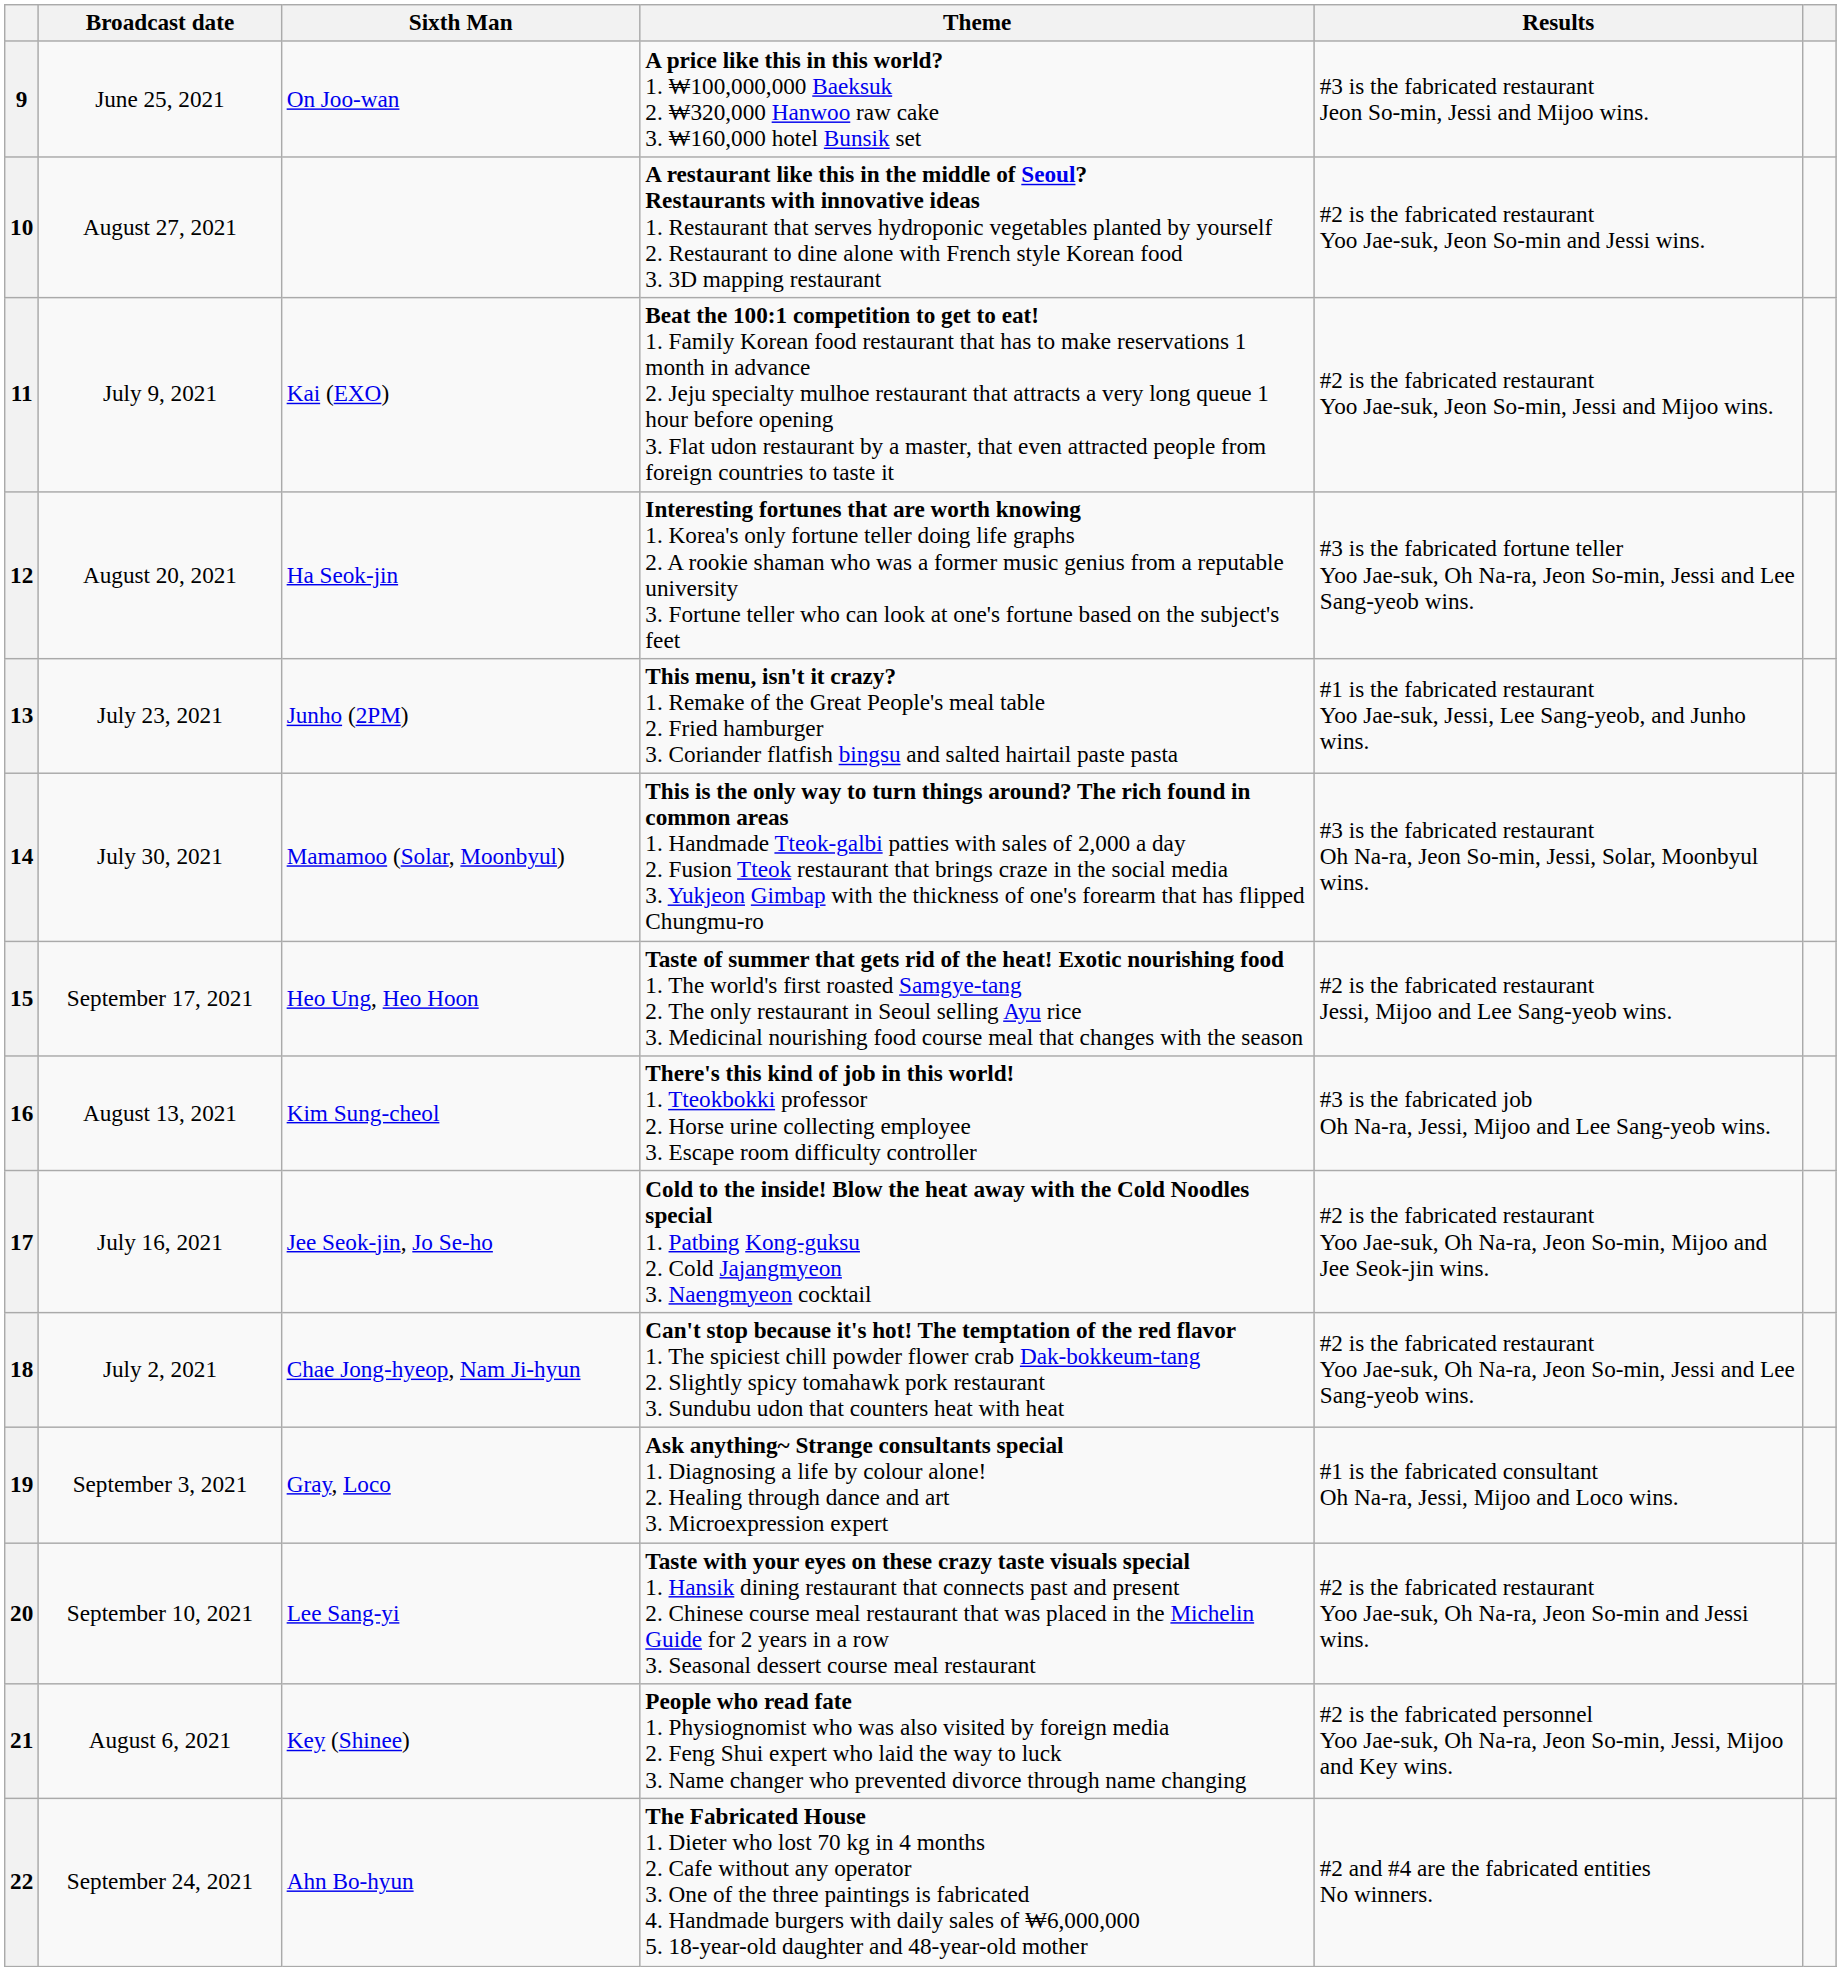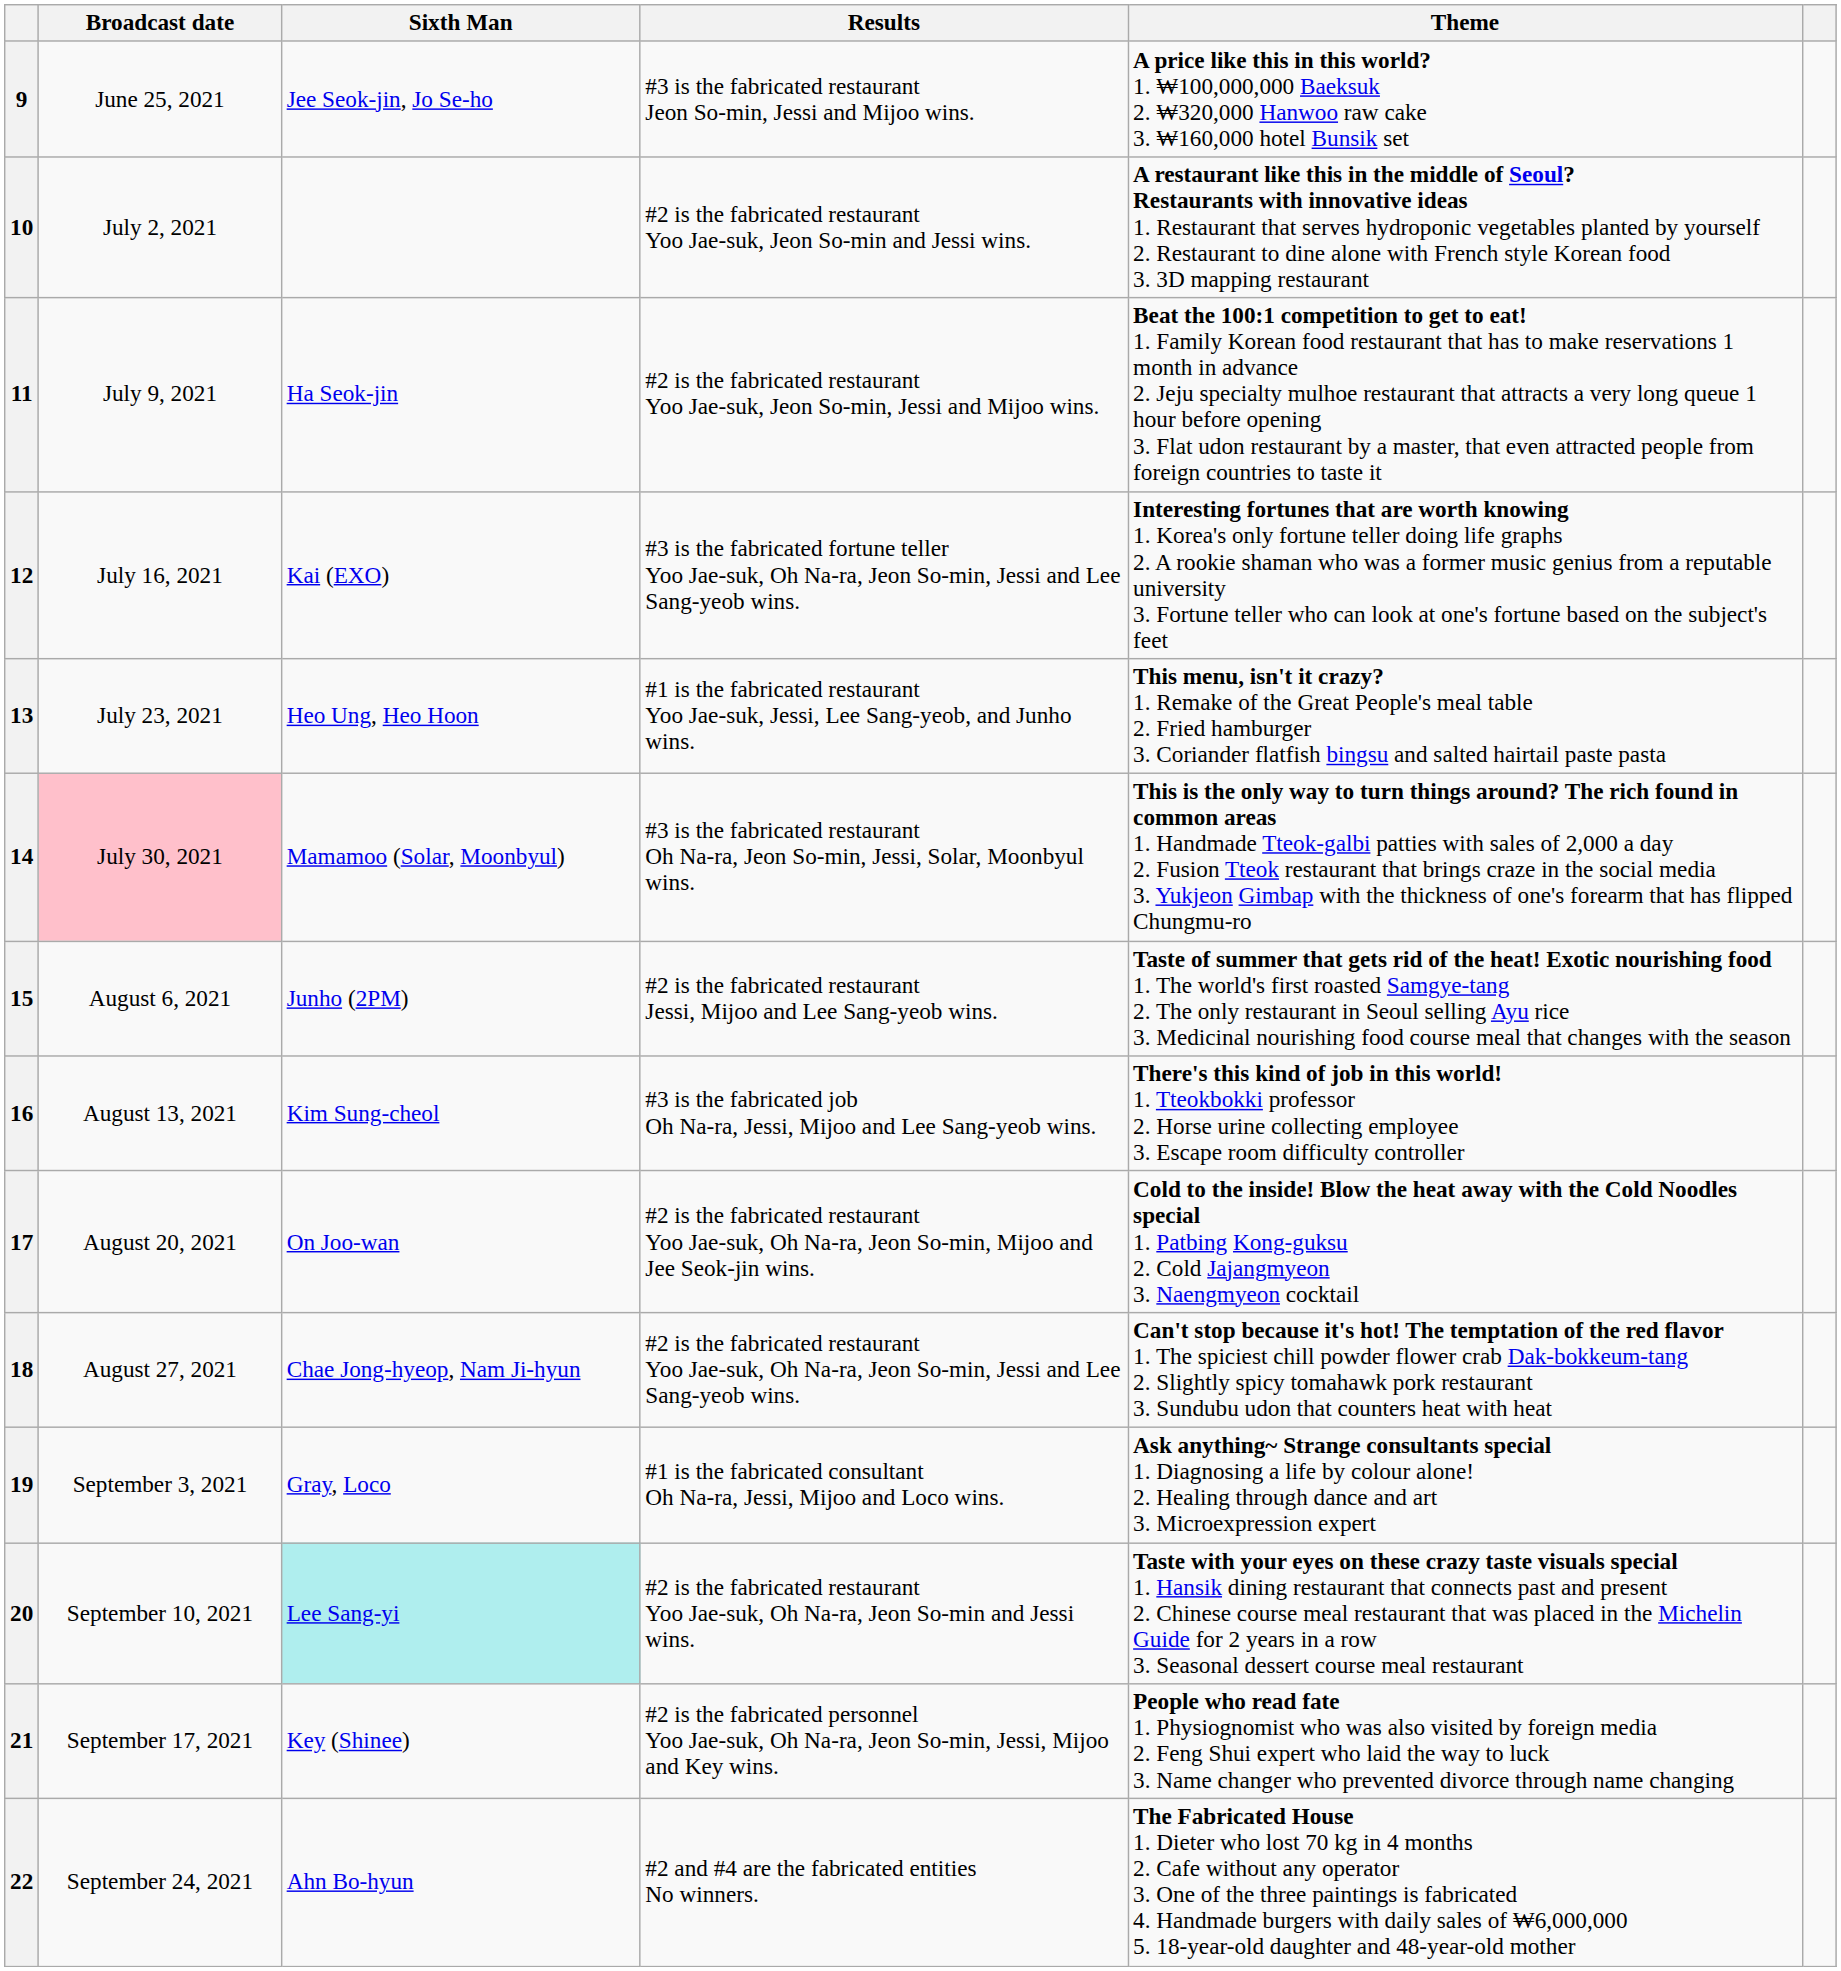columns swapped: (977, 22) <-> (1558, 22)
(343, 98) On Joo-wan -> (390, 98) Jee Seok-jin, Jo Se-ho
(160, 226) August 27, 2021 -> (160, 226) July 2, 2021
(338, 394) Kai (EXO) -> (342, 394) Ha Seok-jin
(160, 574) August 20, 2021 -> (160, 574) July 16, 2021
(342, 574) Ha Seok-jin -> (338, 574) Kai (EXO)
(348, 715) Junho (2PM) -> (383, 715) Heo Ung, Heo Hoon
(160, 857) no background -> (160, 857) pink background
(160, 998) September 17, 2021 -> (160, 998) August 6, 2021
(383, 998) Heo Ung, Heo Hoon -> (348, 998) Junho (2PM)
(160, 1241) July 16, 2021 -> (160, 1241) August 20, 2021
(390, 1241) Jee Seok-jin, Jo Se-ho -> (343, 1241) On Joo-wan
(160, 1369) July 2, 2021 -> (160, 1369) August 27, 2021
(343, 1612) no background -> (343, 1612) paleturquoise background
(160, 1740) August 6, 2021 -> (160, 1740) September 17, 2021
